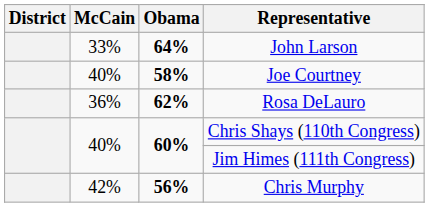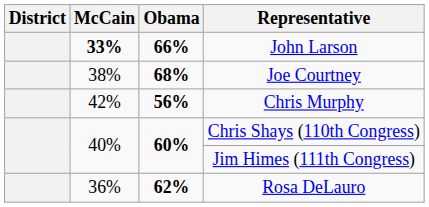(105, 46) normal -> (105, 46) bold
(172, 46) 64% -> (172, 46) 66%
(105, 74) 40% -> (105, 74) 38%
(172, 74) 58% -> (172, 74) 68%
rows swapped: (314, 103) <-> (314, 187)
